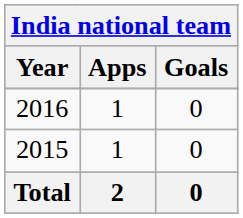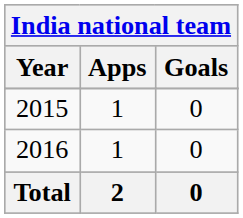rows swapped: (42, 150) <-> (42, 108)
